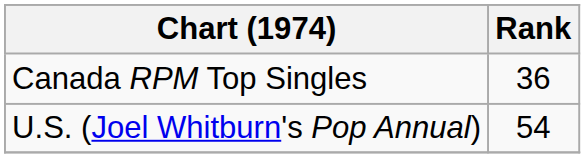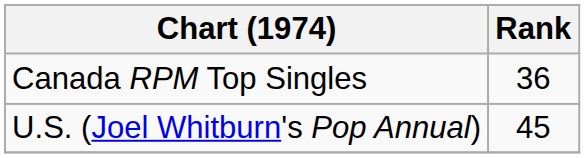(533, 127) 54 -> (533, 127) 45
